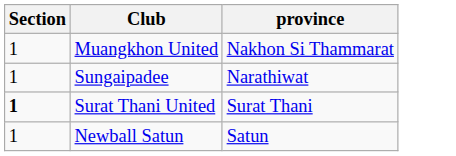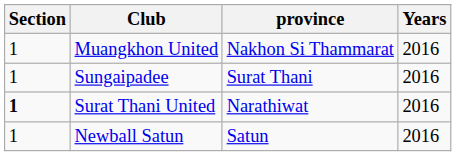+ column: (424, 19)
(268, 77) Narathiwat -> (270, 77) Surat Thani
(270, 106) Surat Thani -> (268, 106) Narathiwat
